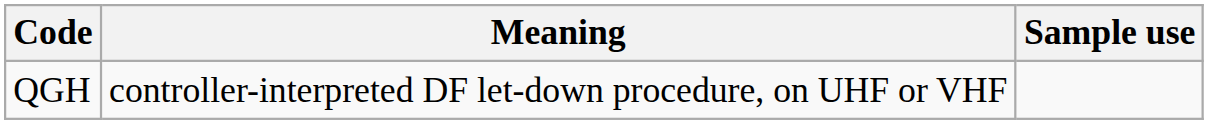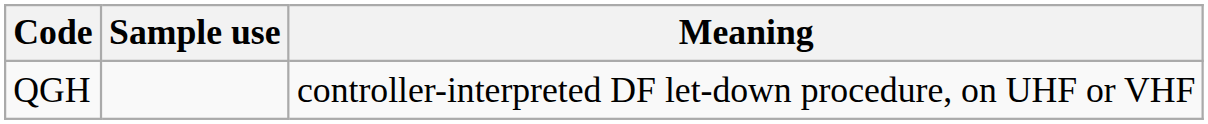columns swapped: (558, 32) <-> (1110, 32)
